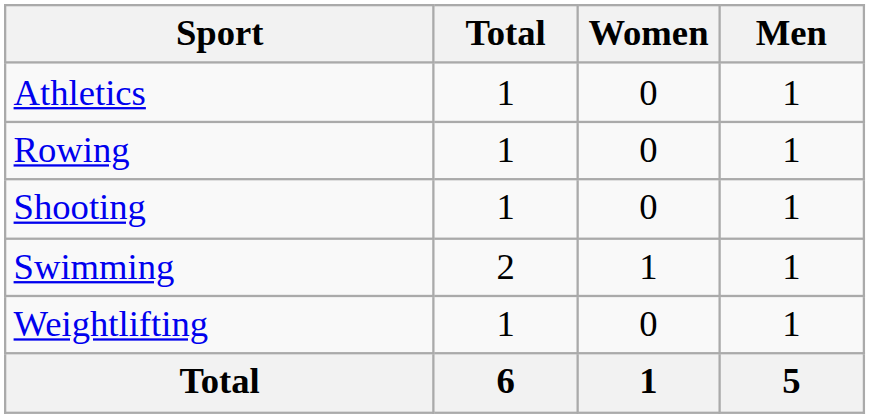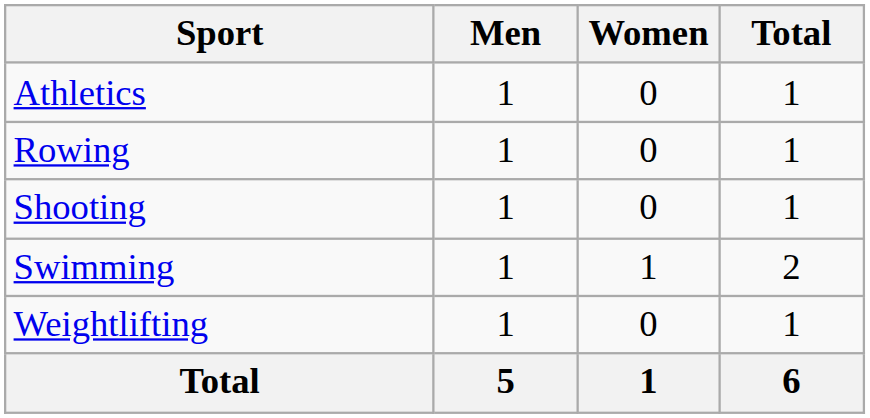columns swapped: (791, 33) <-> (506, 33)
